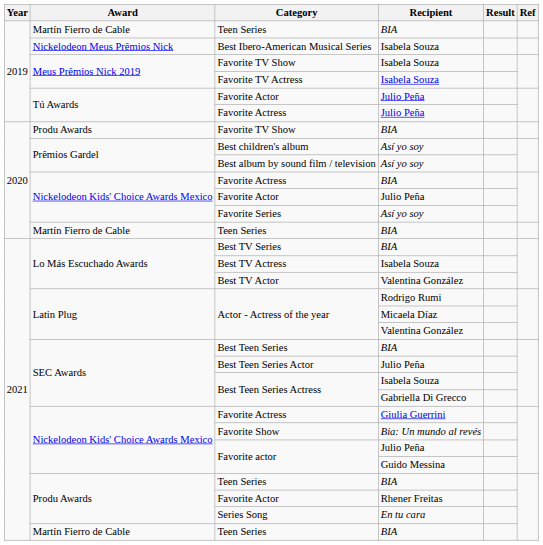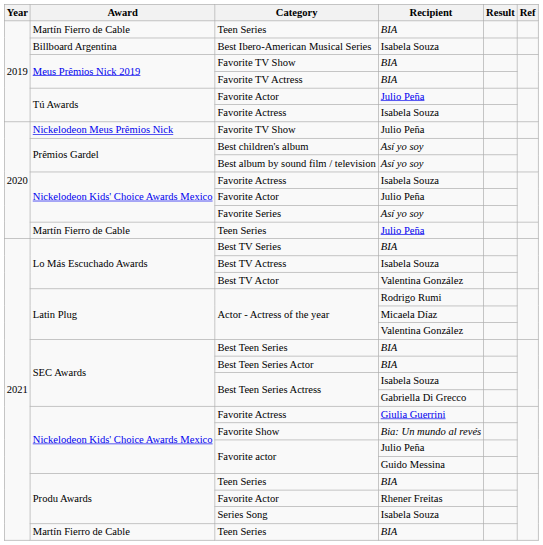(103, 46) Nickelodeon Meus Prêmios Nick -> (75, 46) Billboard Argentina
(410, 63) Isabela Souza -> (389, 63) BIA
(410, 79) Isabela Souza -> (389, 79) BIA
(403, 113) Julio Peña -> (410, 113) Isabela Souza
(62, 130) Produ Awards -> (103, 130) Nickelodeon Meus Prêmios Nick
(389, 130) BIA -> (403, 130) Julio Peña
(389, 180) BIA -> (410, 180) Isabela Souza
(389, 230) BIA -> (403, 230) Julio Peña
(403, 364) Julio Peña -> (389, 364) BIA
(403, 515) En tu cara -> (410, 515) Isabela Souza
